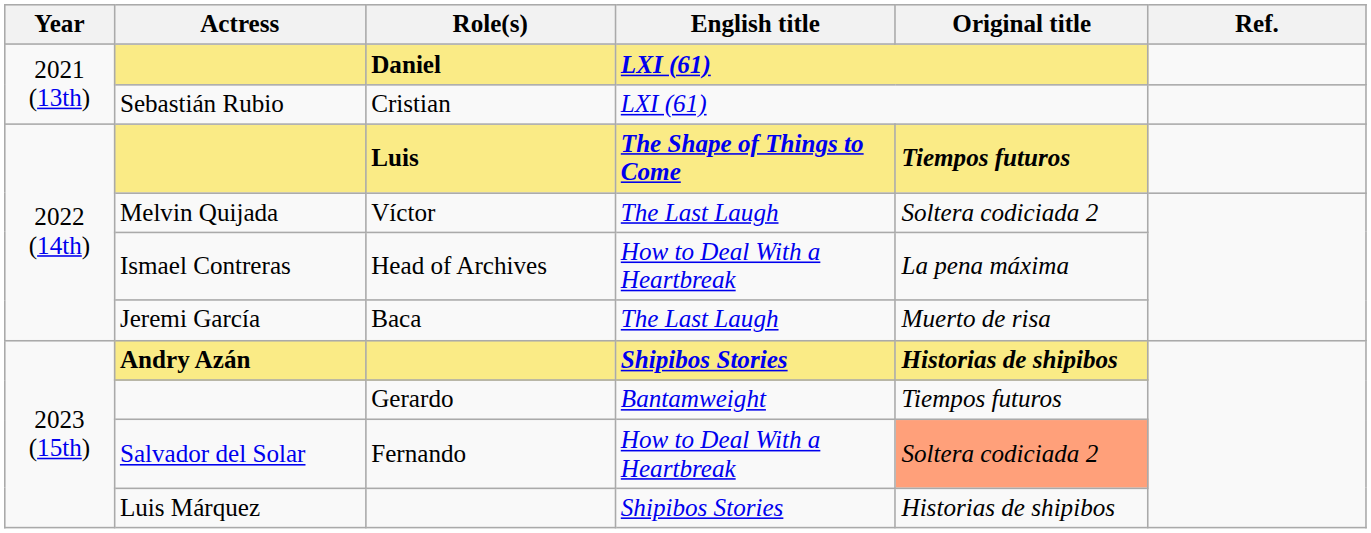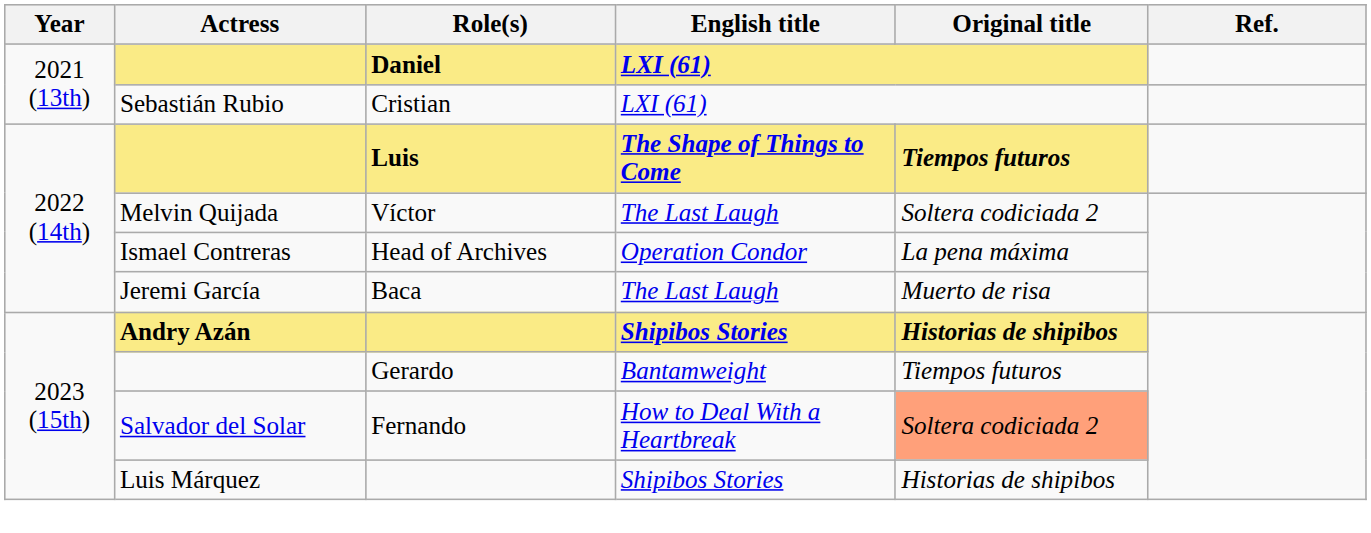(721, 266) How to Deal With a Heartbreak -> (714, 251) Operation Condor
